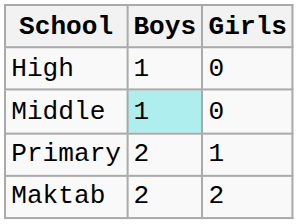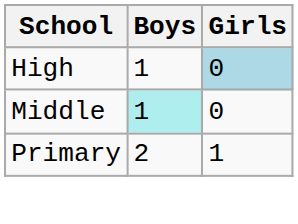(216, 69) no background -> (216, 69) lightblue background
- row: (58, 197)
